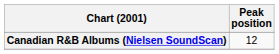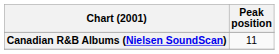(252, 40) 12 -> (252, 40) 11
